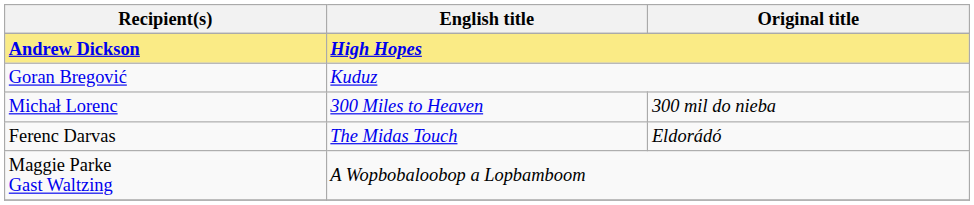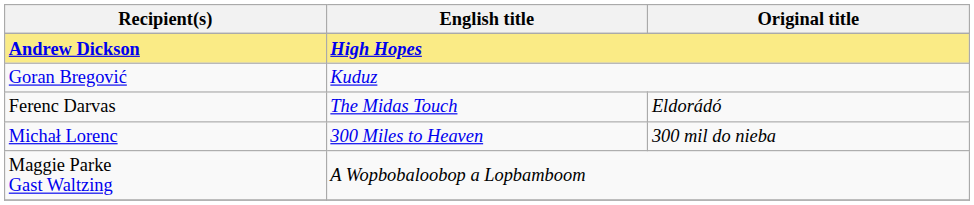rows swapped: (62, 135) <-> (63, 106)
